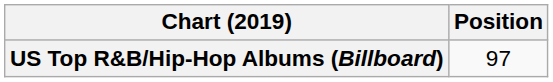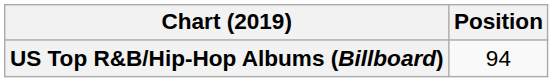(498, 58) 97 -> (498, 58) 94
